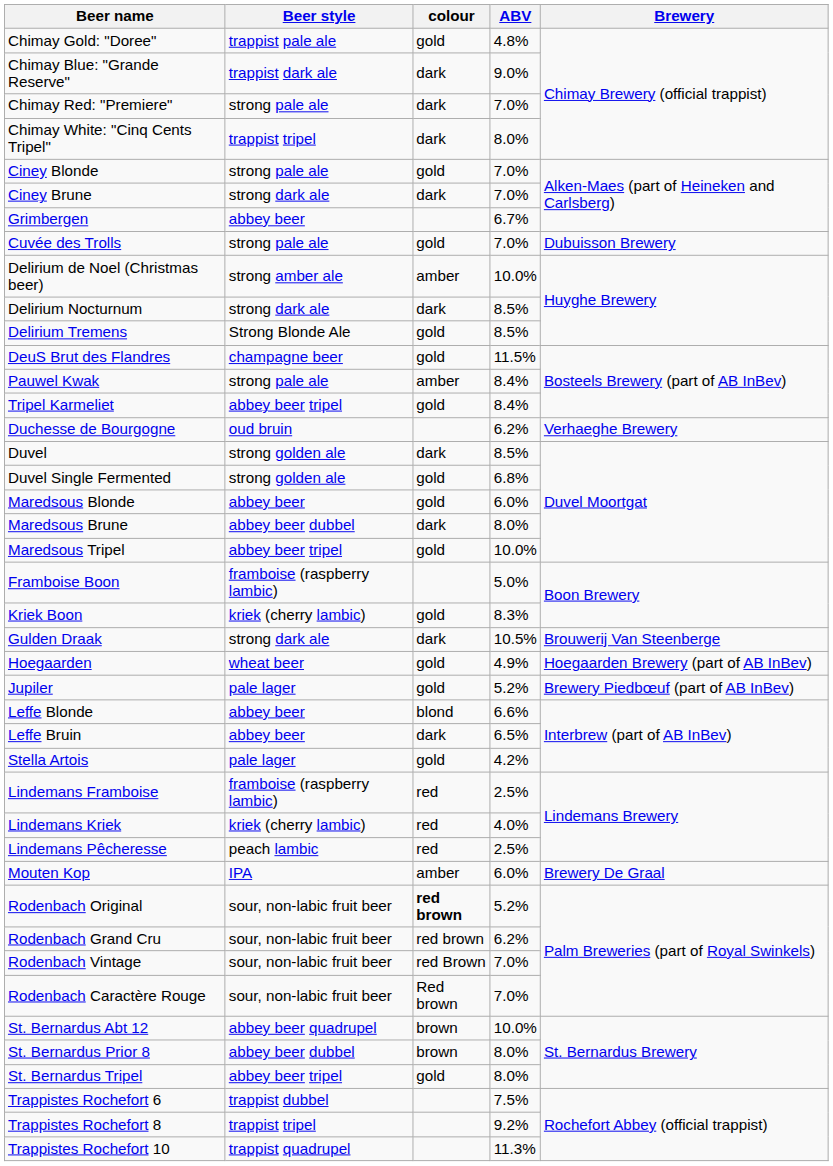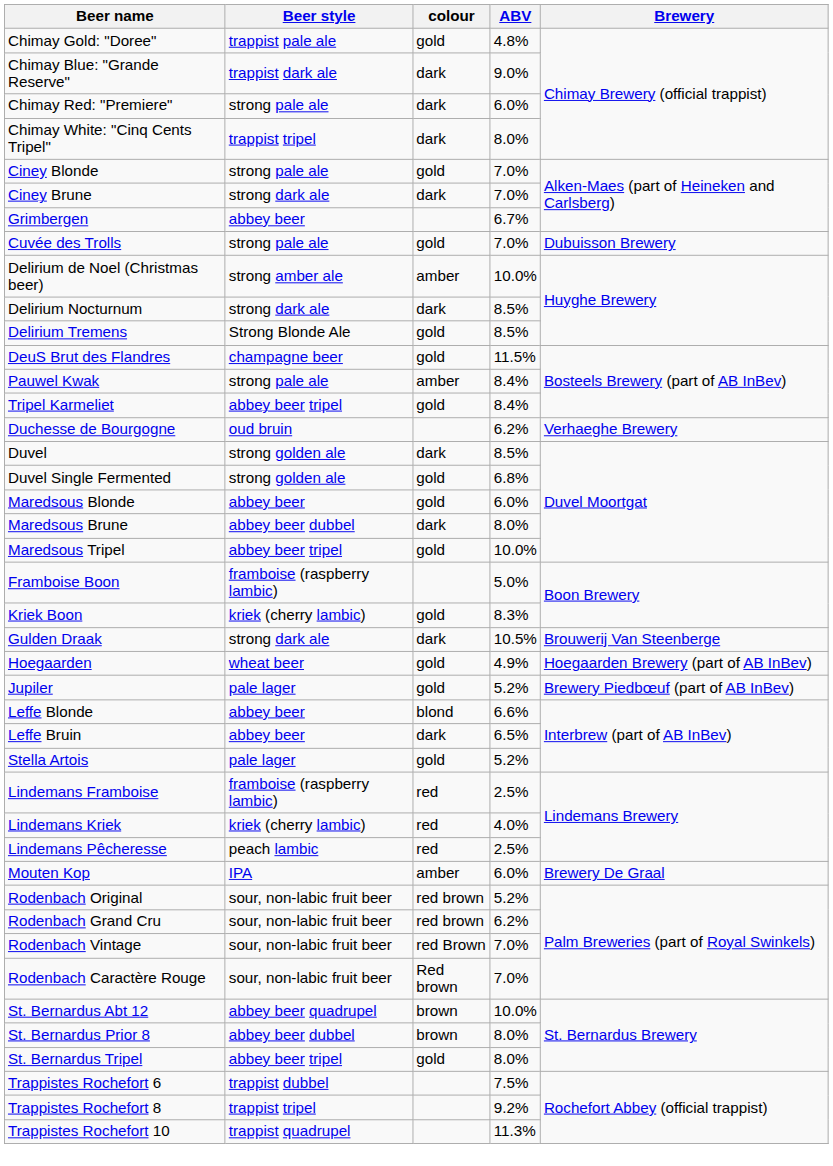(511, 105) 7.0% -> (511, 105) 6.0%
(511, 759) 4.2% -> (511, 759) 5.2%
(439, 906) bold -> (450, 897) normal
